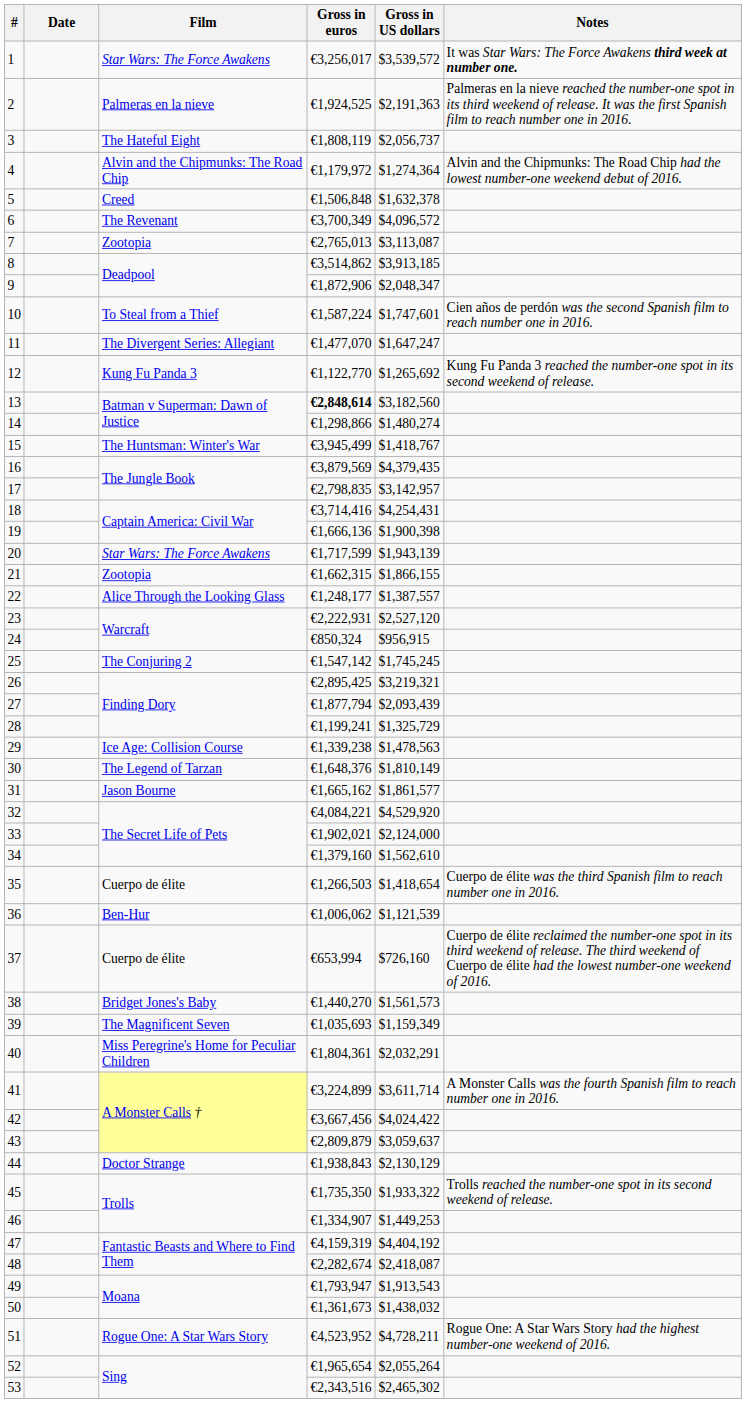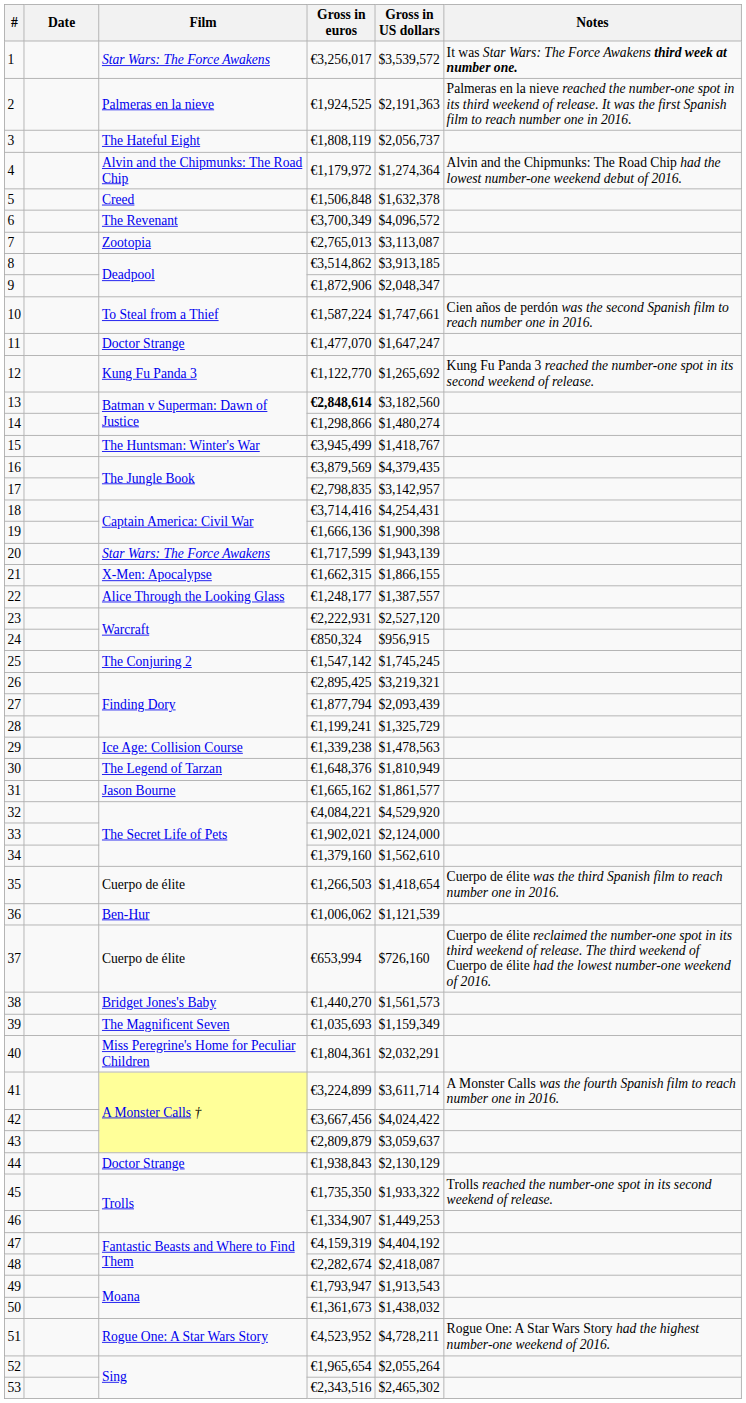(409, 315) $1,747,601 -> (409, 315) $1,747,661
(188, 344) The Divergent Series: Allegiant -> (143, 344) Doctor Strange
(126, 575) Zootopia -> (157, 575) X-Men: Apocalypse
(409, 769) $1,810,149 -> (409, 769) $1,810,949
